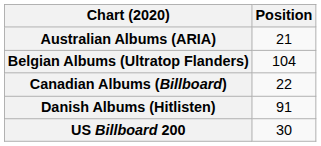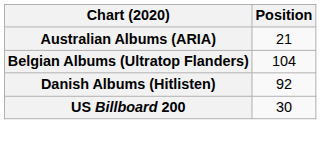- row: (128, 84)
(284, 107) 91 -> (284, 84) 92
